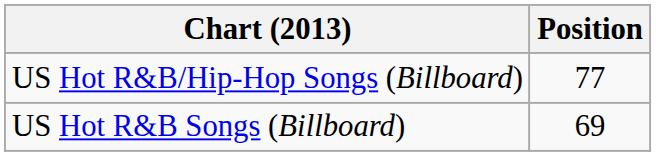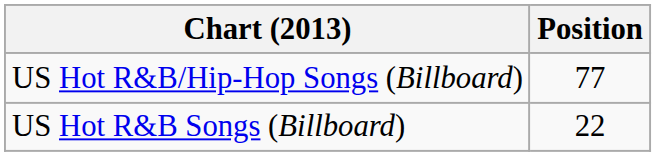(590, 126) 69 -> (590, 126) 22
